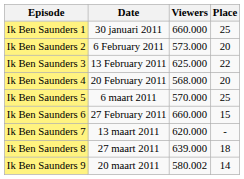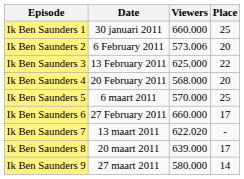(190, 47) 573.000 -> (190, 47) 573.006
(225, 115) 15 -> (225, 115) 17
(190, 132) 620.000 -> (190, 132) 622.020
(129, 149) 27 maart 2011 -> (129, 149) 20 maart 2011
(225, 149) 18 -> (225, 149) 17
(129, 166) 20 maart 2011 -> (129, 166) 27 maart 2011
(190, 166) 580.002 -> (190, 166) 580.000
